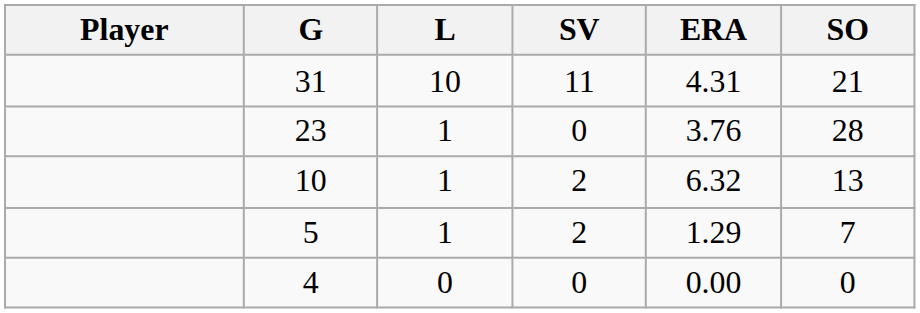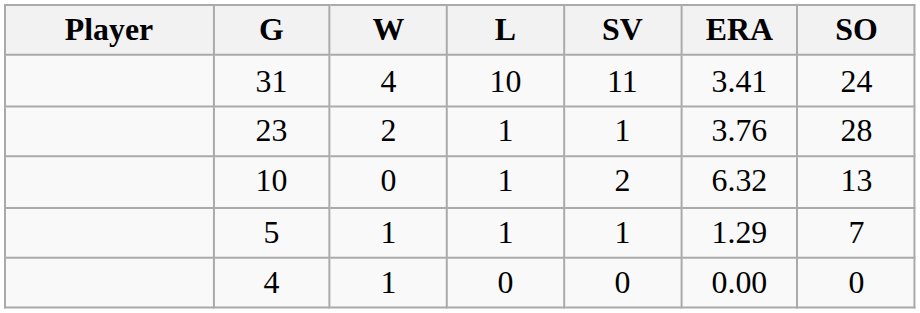+ column: (388, 29)
(713, 80) 4.31 -> (739, 80) 3.41
(848, 80) 21 -> (856, 80) 24
(579, 130) 0 -> (622, 130) 1
(579, 231) 2 -> (622, 231) 1
